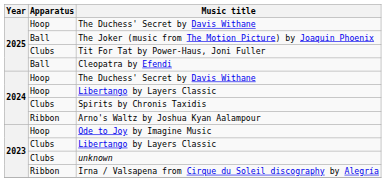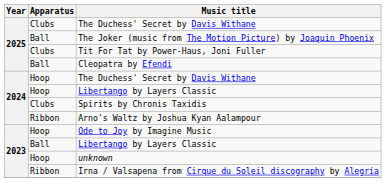(40, 24) Hoop -> (42, 24) Clubs
(42, 144) Clubs -> (40, 144) Ball
(42, 158) Clubs -> (40, 158) Hoop
